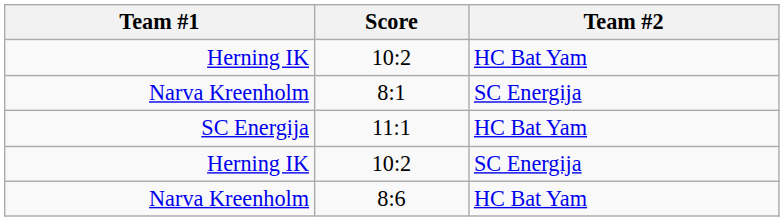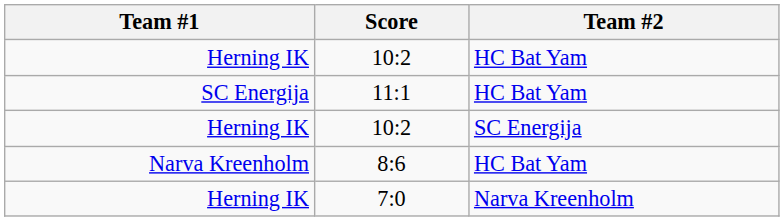- row: (391, 92)
+ row: (391, 198)
